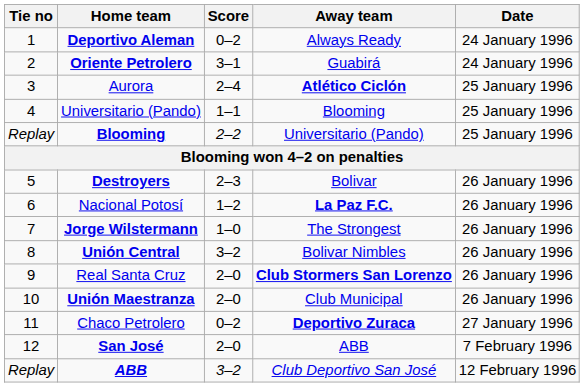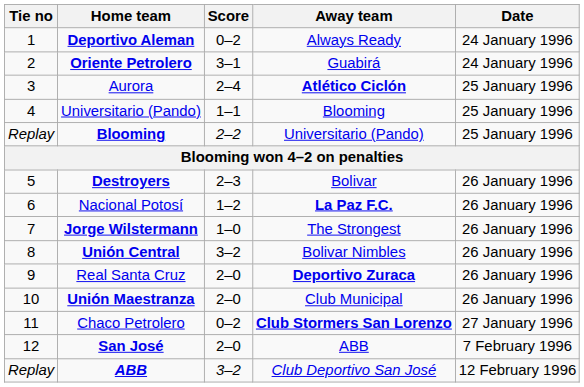(354, 275) Club Stormers San Lorenzo -> (354, 275) Deportivo Zuraca
(354, 323) Deportivo Zuraca -> (354, 323) Club Stormers San Lorenzo
